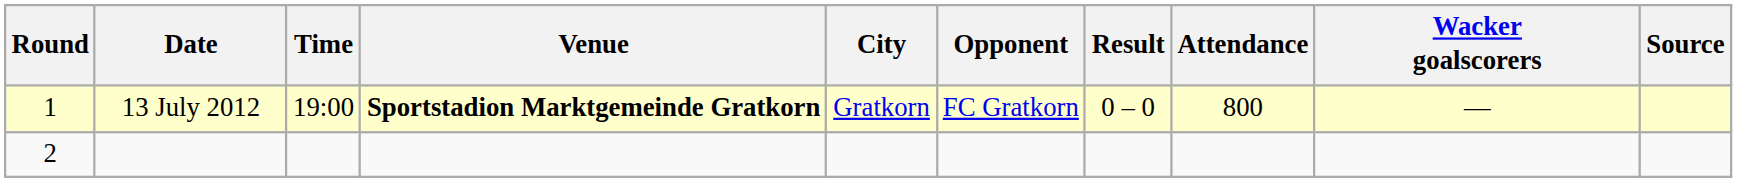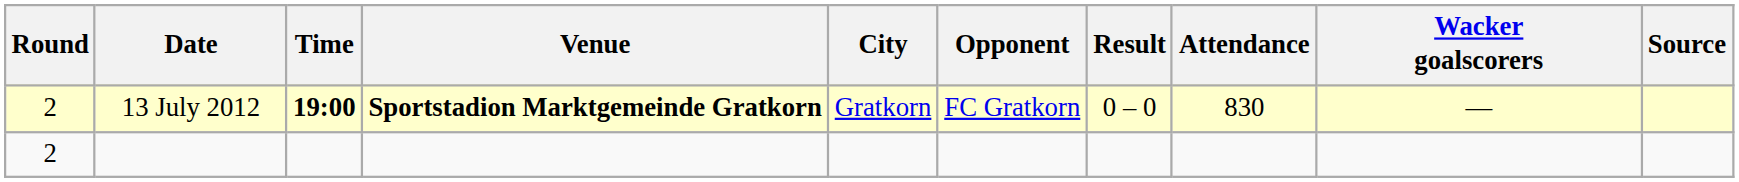(50, 107) 1 -> (50, 107) 2
(324, 107) normal -> (324, 107) bold
(1243, 107) 800 -> (1244, 107) 830
